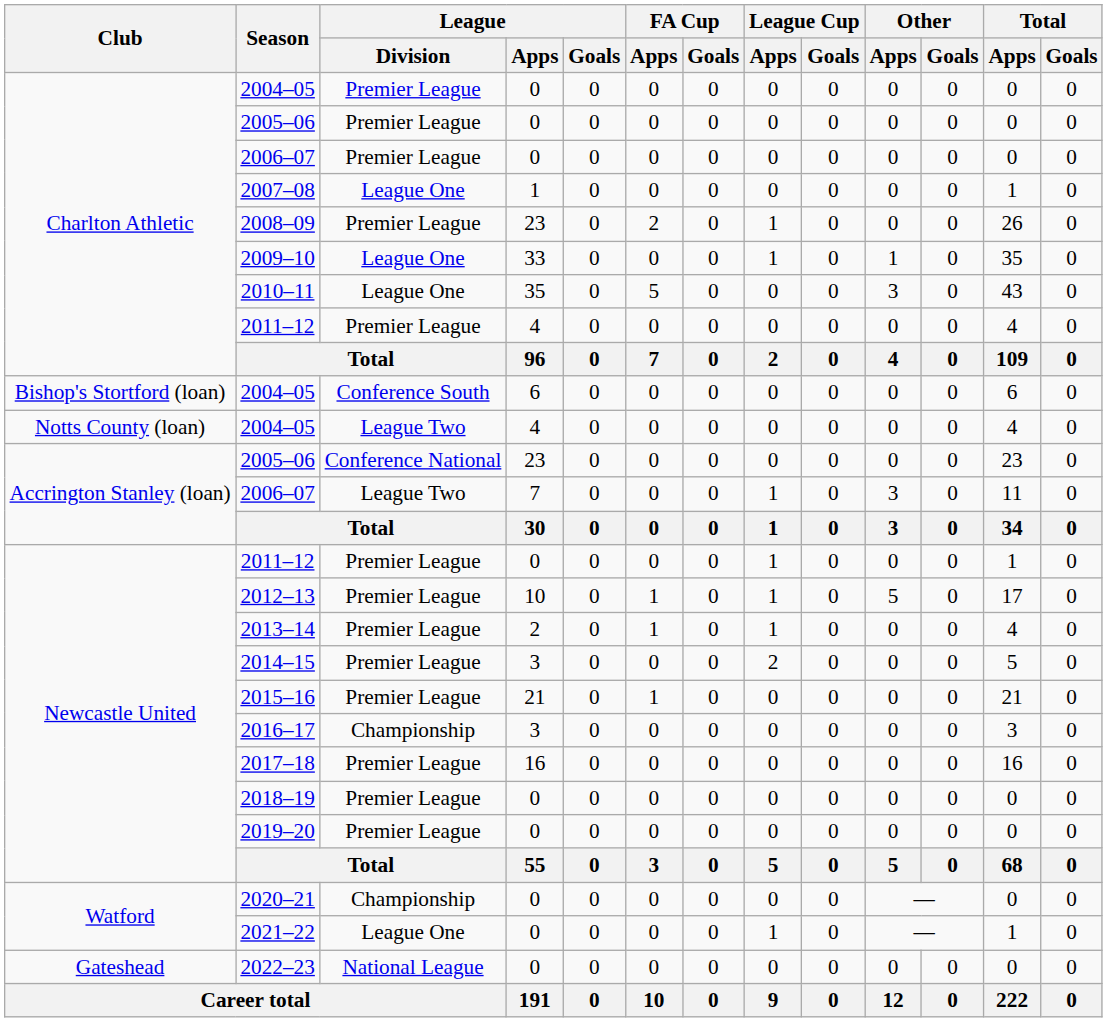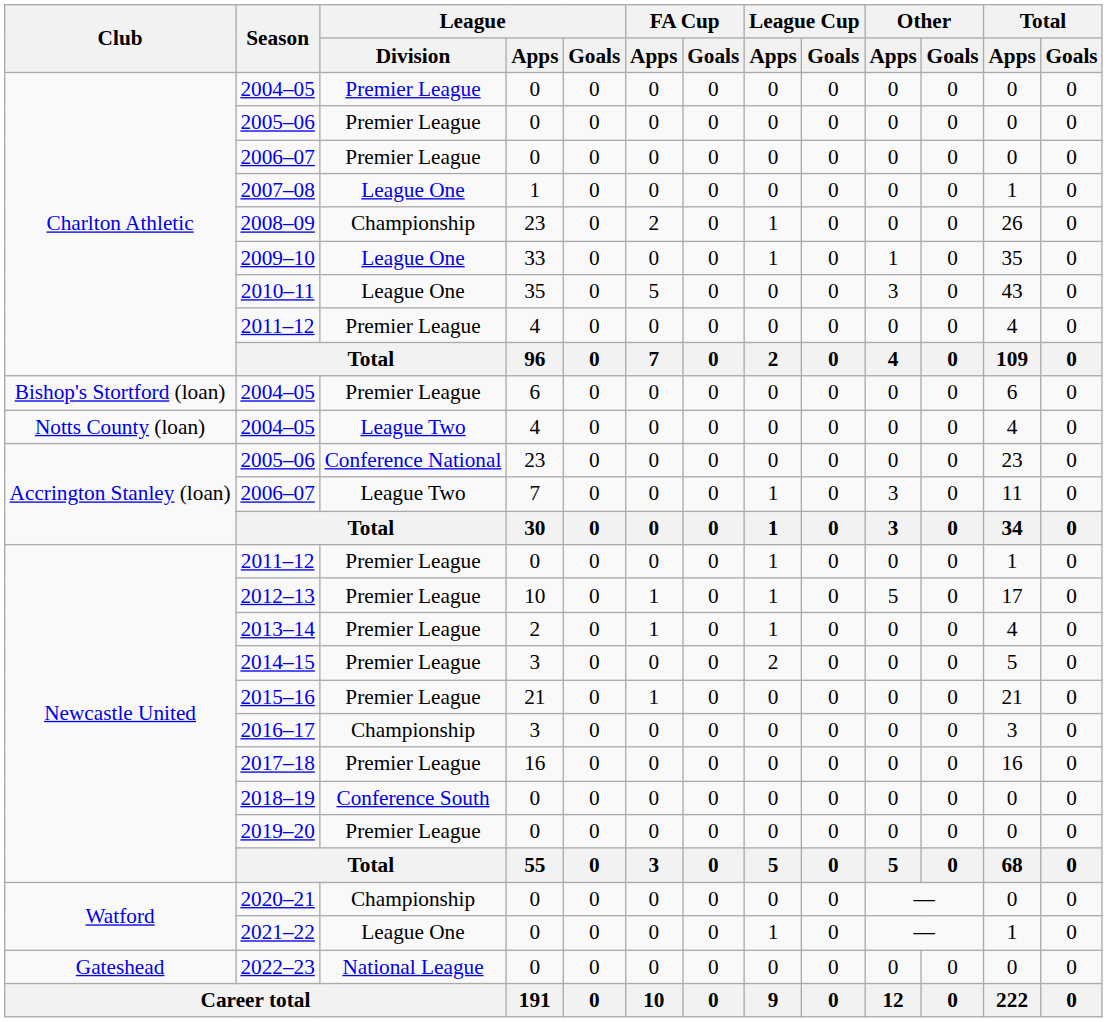(413, 223) Premier League -> (413, 223) Championship
(413, 392) Conference South -> (413, 392) Premier League
(413, 797) Premier League -> (413, 797) Conference South
